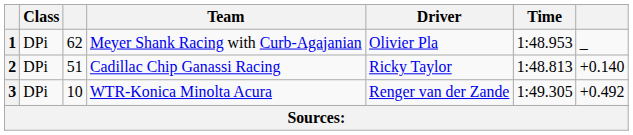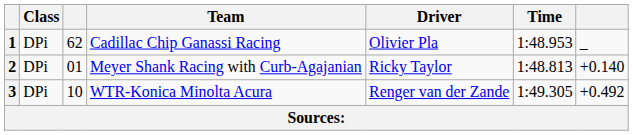(226, 42) Meyer Shank Racing with Curb-Agajanian -> (185, 42) Cadillac Chip Ganassi Racing
(75, 67) 51 -> (75, 67) 01
(185, 67) Cadillac Chip Ganassi Racing -> (226, 67) Meyer Shank Racing with Curb-Agajanian
